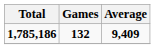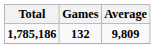(126, 33) 9,409 -> (126, 33) 9,809
